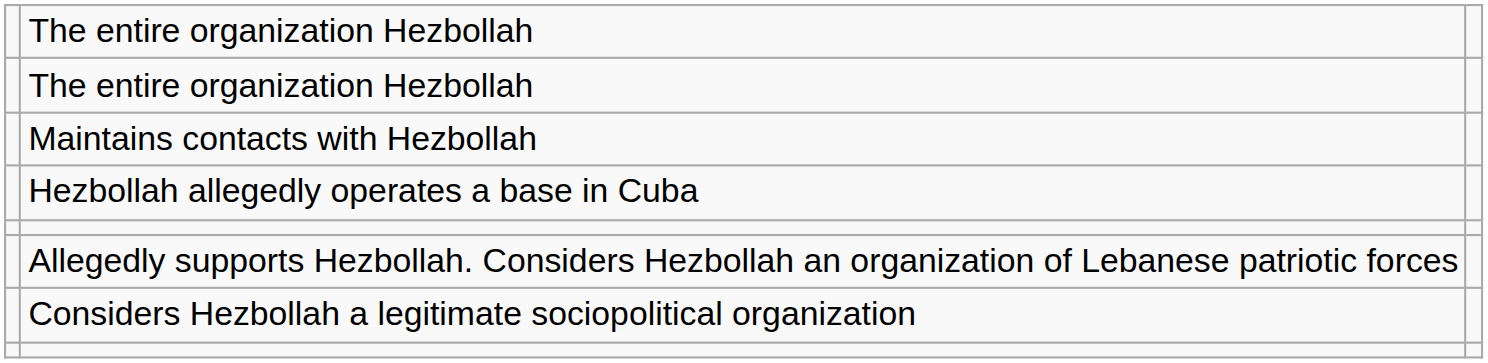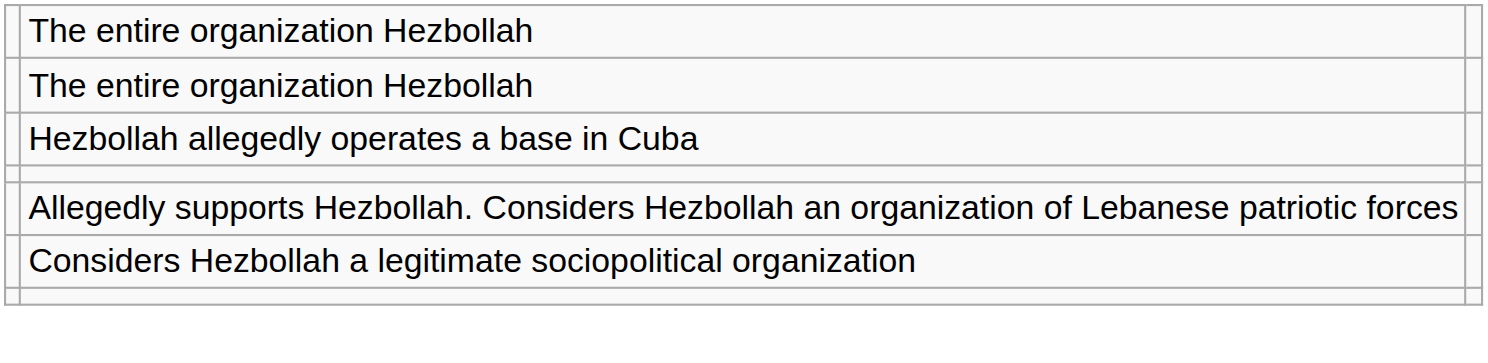- row: (13, 139)
